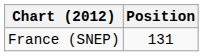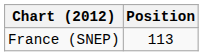(161, 40) 131 -> (161, 40) 113
